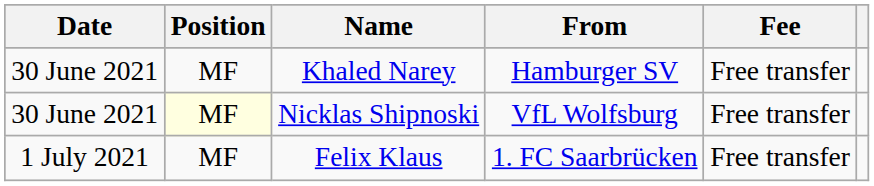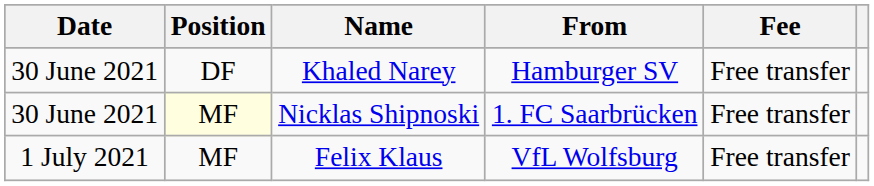(218, 69) MF -> (218, 69) DF
(595, 113) VfL Wolfsburg -> (595, 113) 1. FC Saarbrücken
(595, 157) 1. FC Saarbrücken -> (595, 157) VfL Wolfsburg
